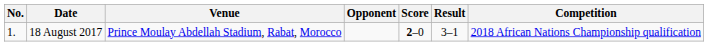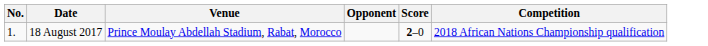- column: (450, 13)
